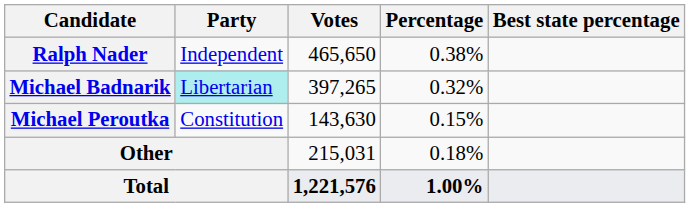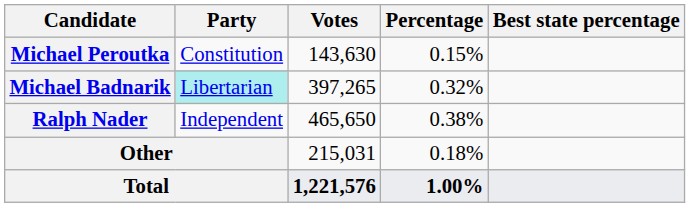rows swapped: (90, 53) <-> (90, 119)
